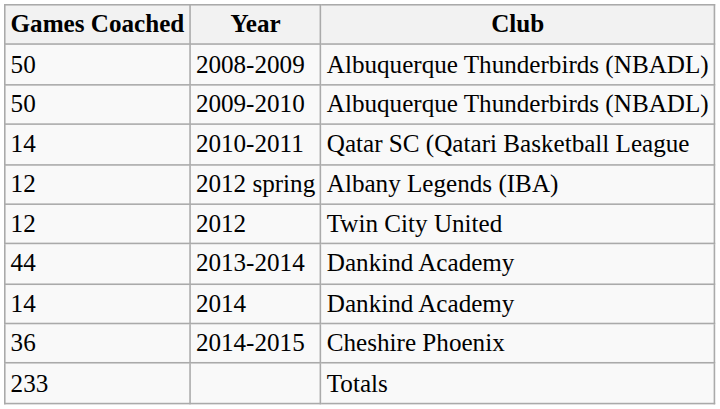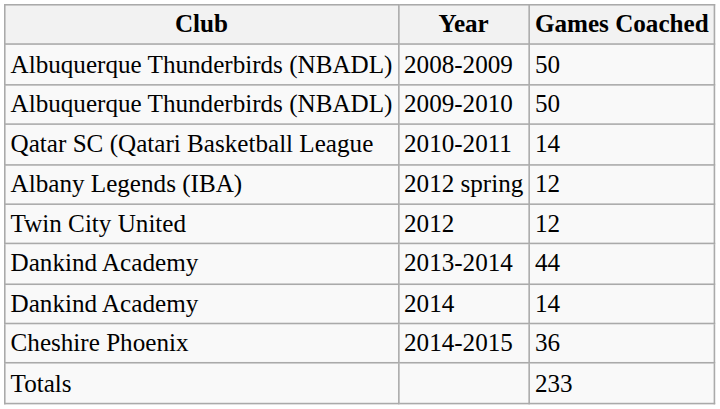columns swapped: (518, 24) <-> (97, 24)
